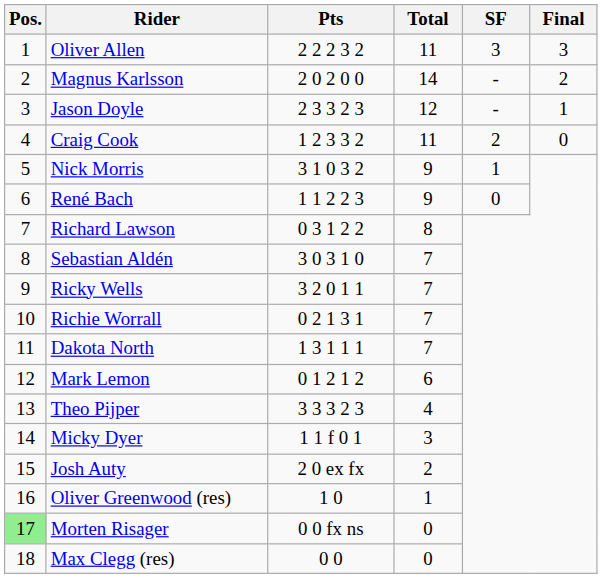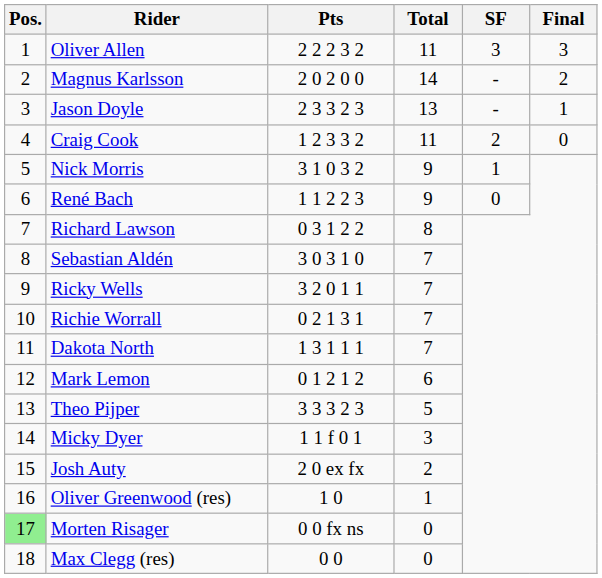(428, 109) 12 -> (428, 109) 13
(428, 408) 4 -> (428, 408) 5
